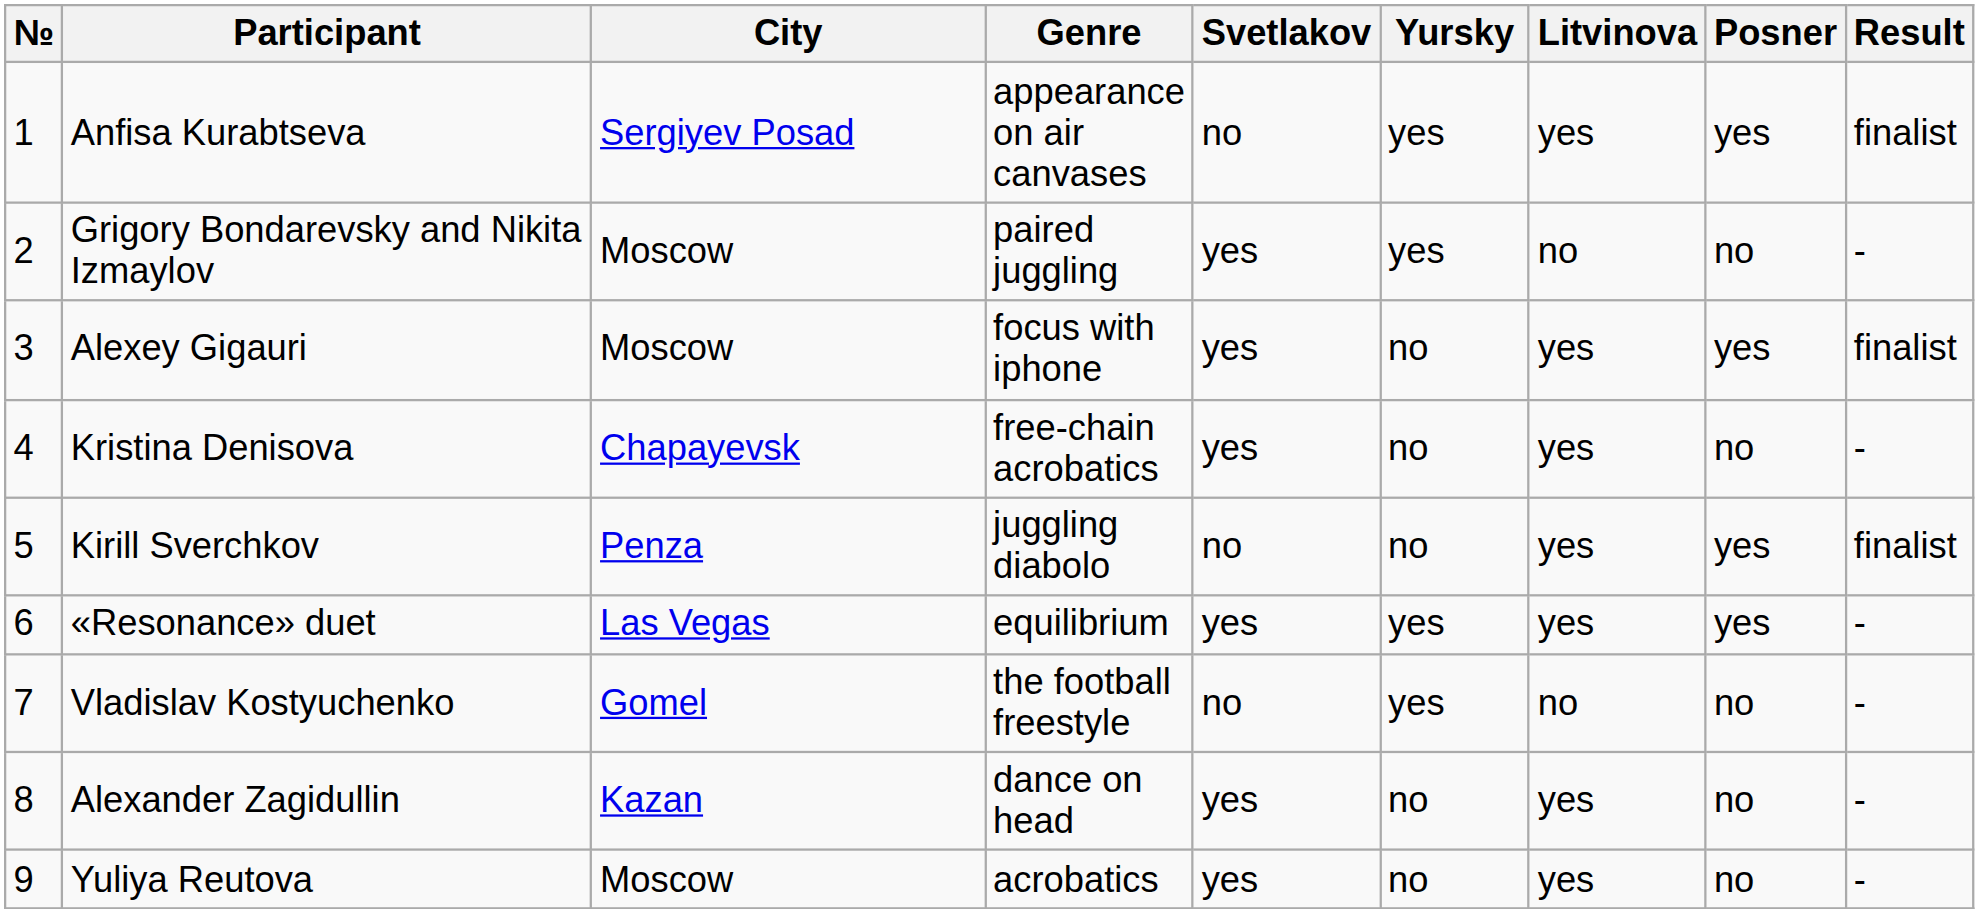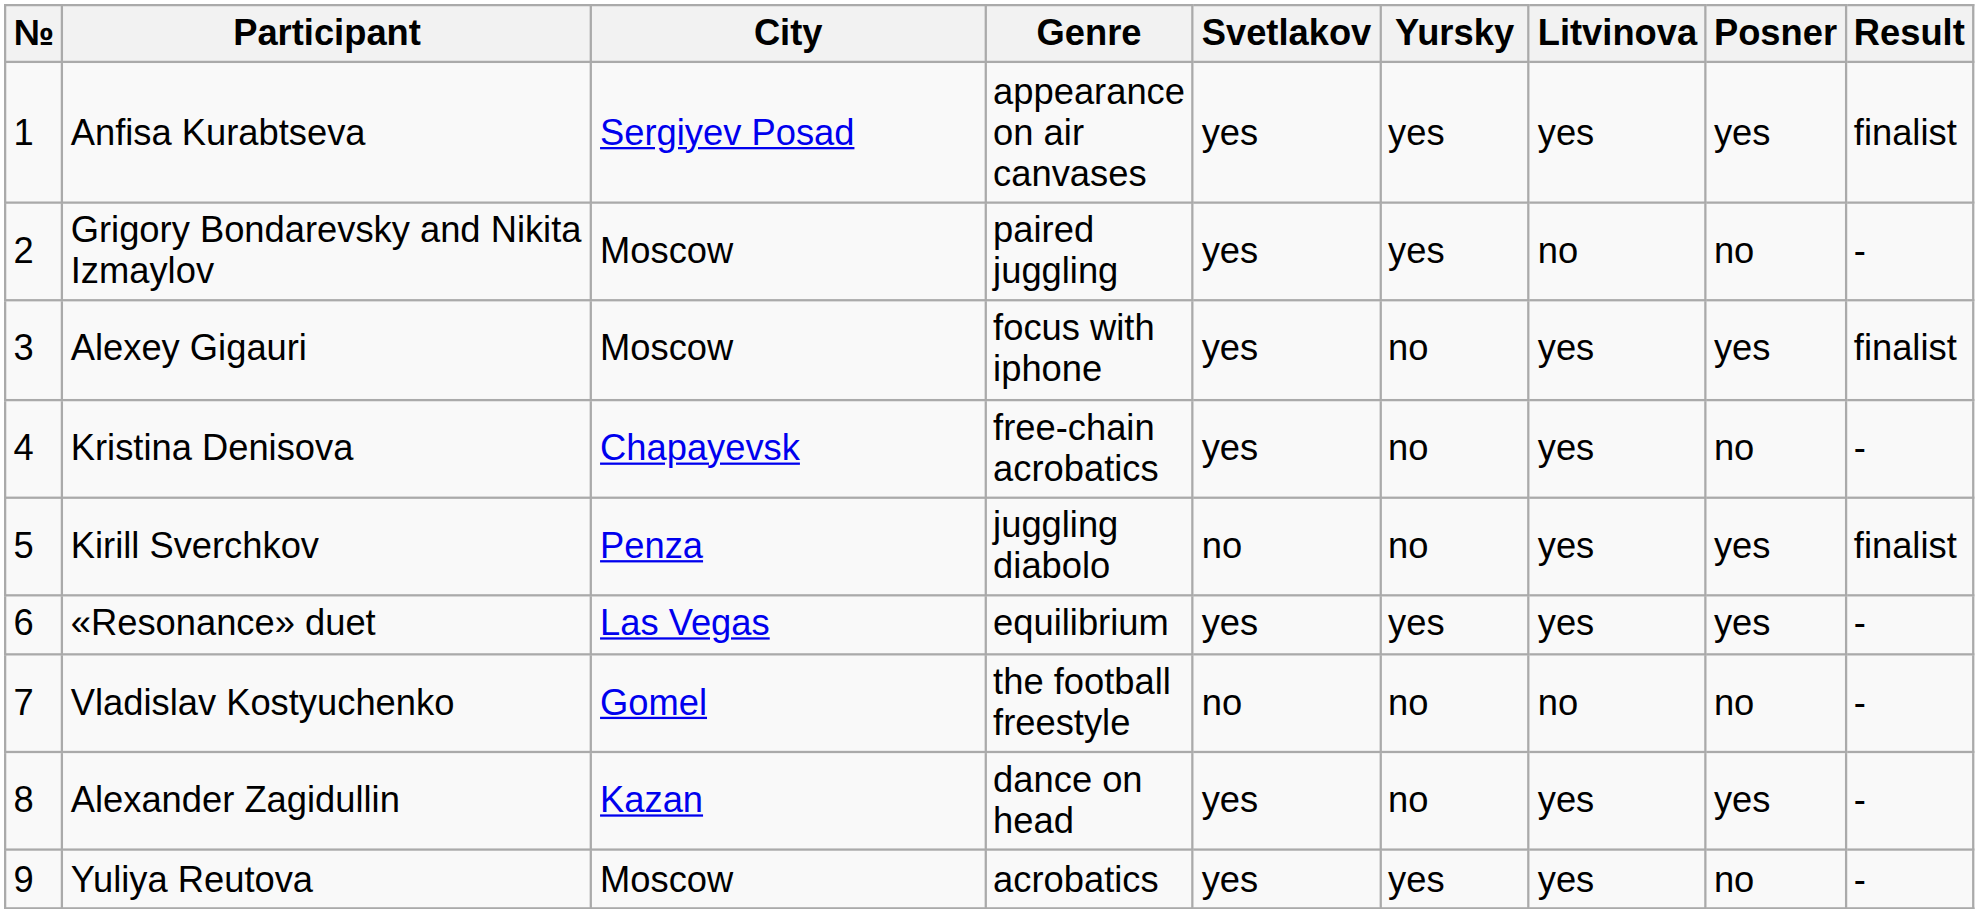(1222, 131) no -> (1230, 131) yes
(1416, 702) yes -> (1408, 702) no
(1734, 800) no -> (1742, 800) yes
(1408, 878) no -> (1416, 878) yes
